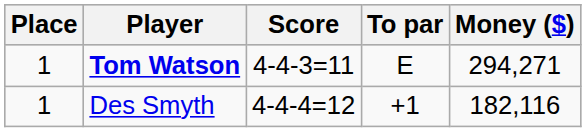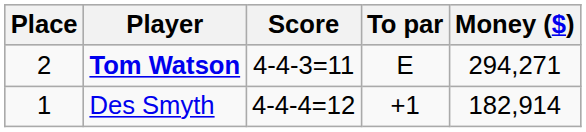(44, 65) 1 -> (44, 65) 2
(515, 106) 182,116 -> (515, 106) 182,914
